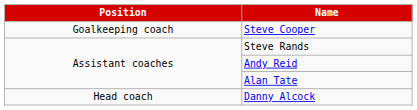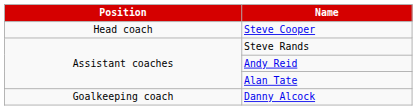(123, 30) Goalkeeping coach -> (123, 30) Head coach
(123, 97) Head coach -> (123, 97) Goalkeeping coach
